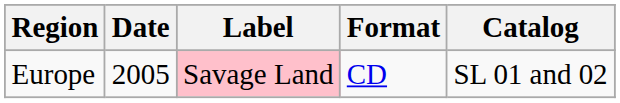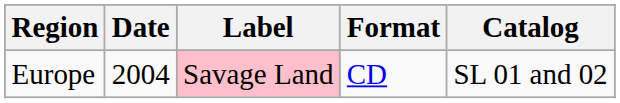(141, 73) 2005 -> (141, 73) 2004
